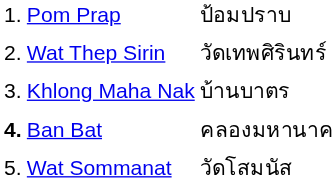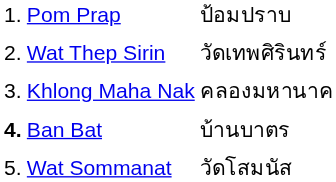(245, 91) บ้านบาตร -> (267, 91) คลองมหานาค
(267, 129) คลองมหานาค -> (245, 129) บ้านบาตร
